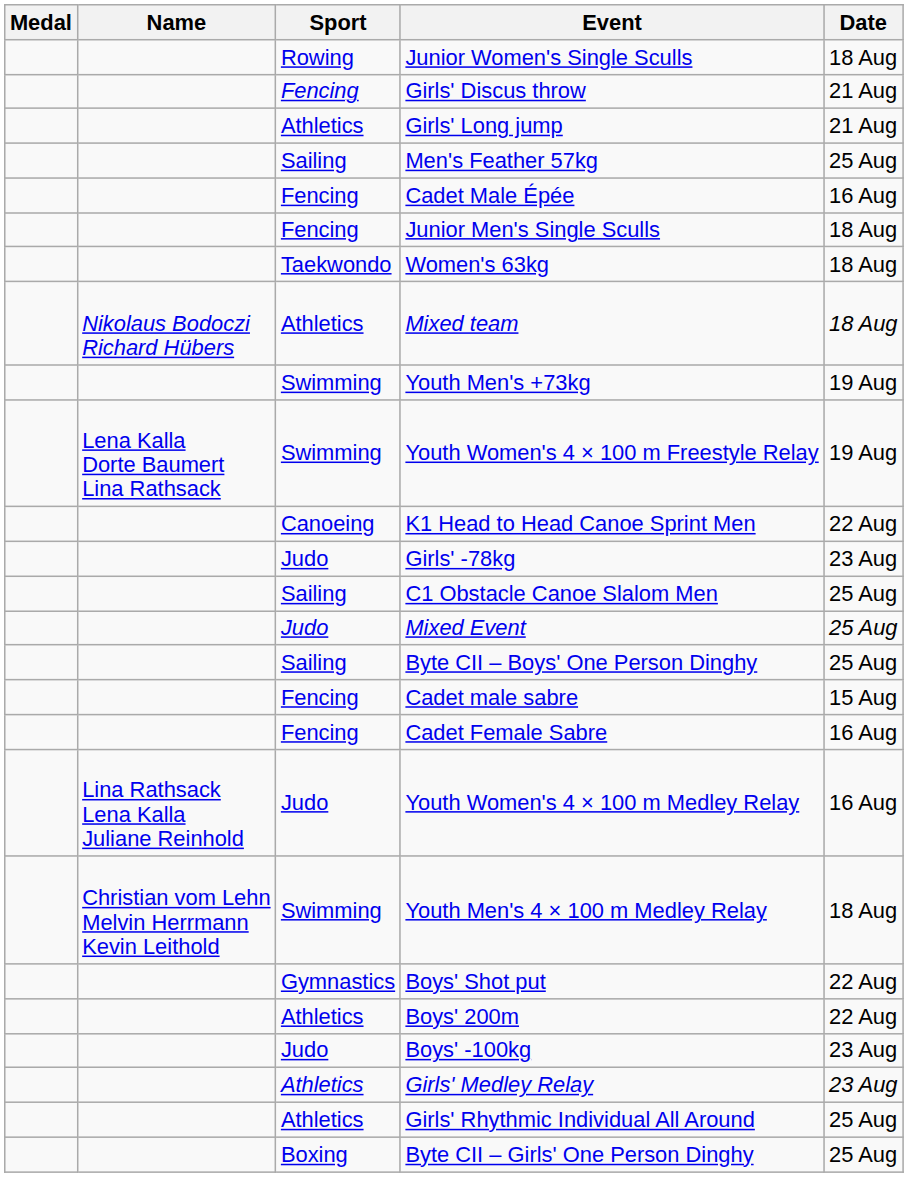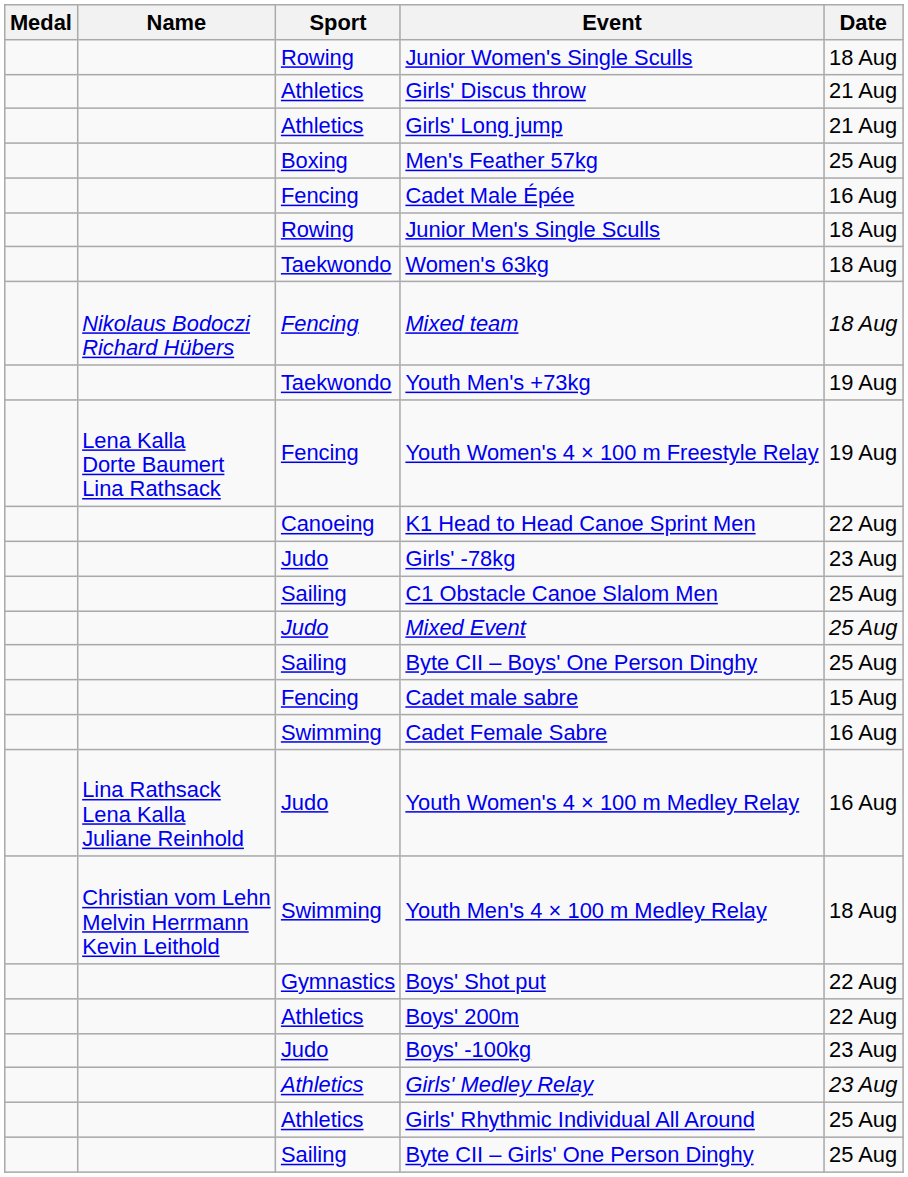(320, 92) Fencing -> (322, 92) Athletics
(314, 161) Sailing -> (314, 161) Boxing
(320, 230) Fencing -> (317, 230) Rowing
(322, 323) Athletics -> (320, 323) Fencing
(331, 382) Swimming -> (336, 382) Taekwondo
(331, 453) Swimming -> (320, 453) Fencing
(320, 732) Fencing -> (331, 732) Swimming
(314, 1154) Boxing -> (314, 1154) Sailing
